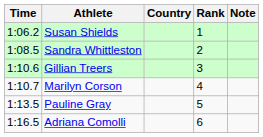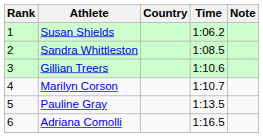columns swapped: (211, 13) <-> (23, 13)
